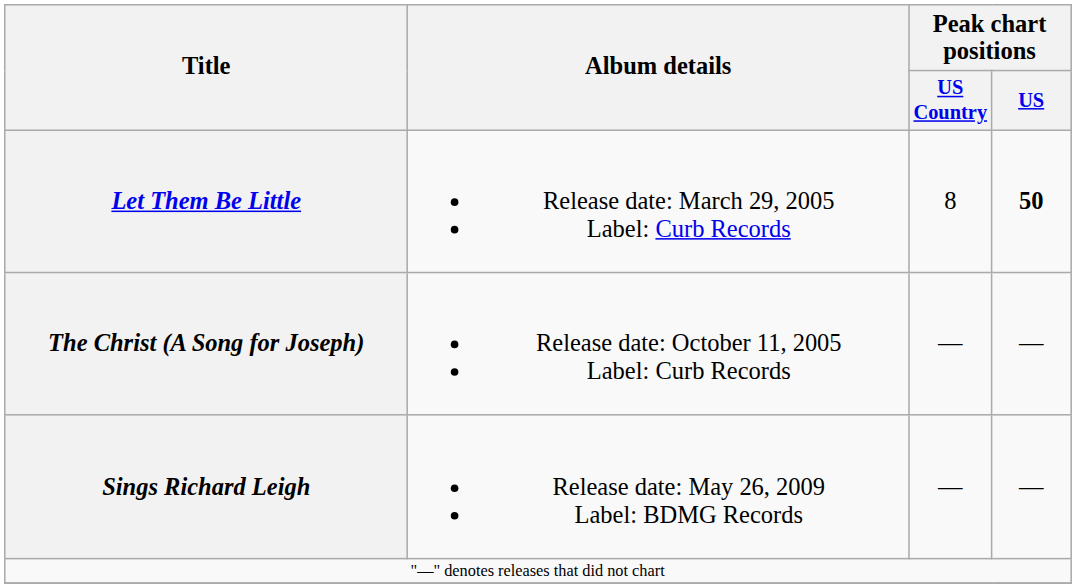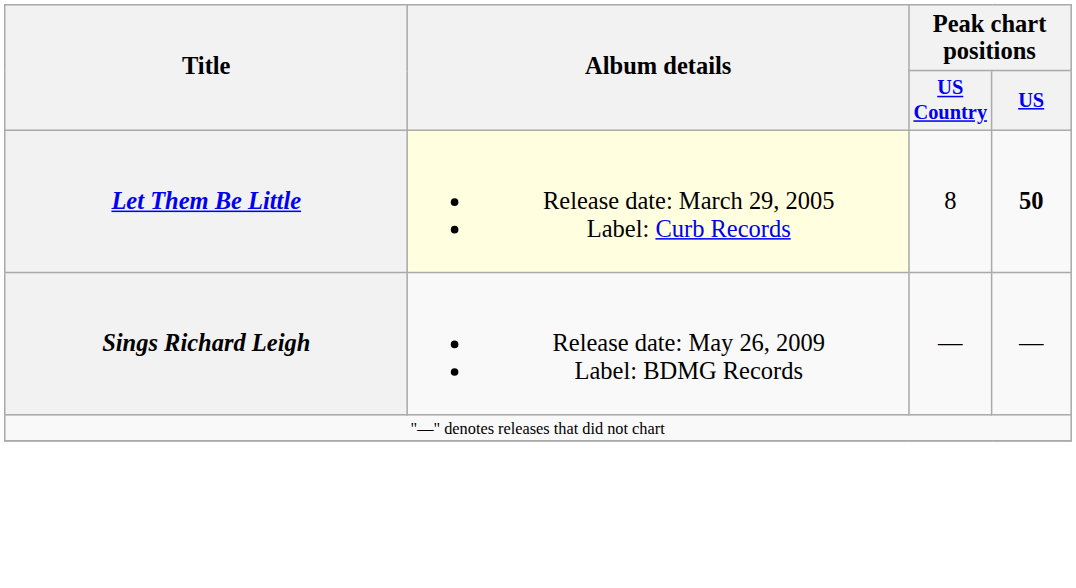(658, 215) no background -> (658, 215) lightyellow background
- row: (206, 343)
